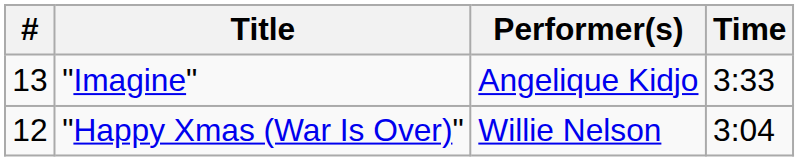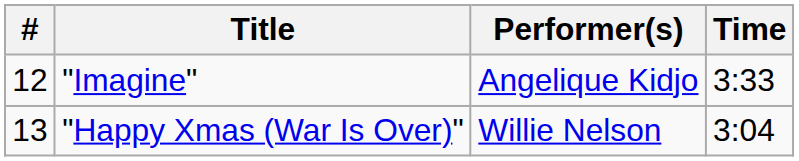(30, 79) 13 -> (30, 79) 12
(30, 130) 12 -> (30, 130) 13
